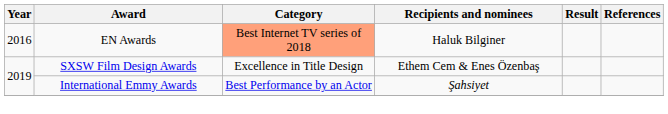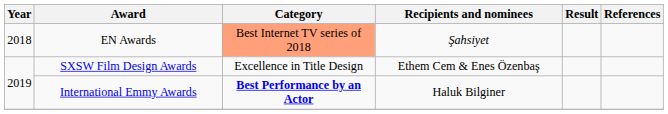(19, 40) 2016 -> (19, 40) 2018
(469, 40) Haluk Bilginer -> (469, 40) Şahsiyet
(299, 85) normal -> (299, 92) bold
(469, 85) Şahsiyet -> (469, 92) Haluk Bilginer
